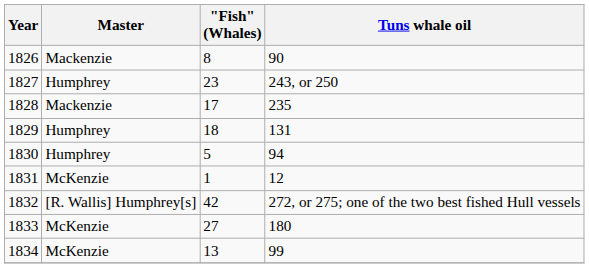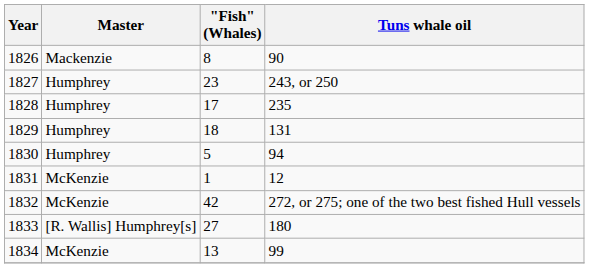(79, 105) Mackenzie -> (78, 105) Humphrey
(121, 202) [R. Wallis] Humphrey[s] -> (77, 202) McKenzie
(77, 226) McKenzie -> (121, 226) [R. Wallis] Humphrey[s]
